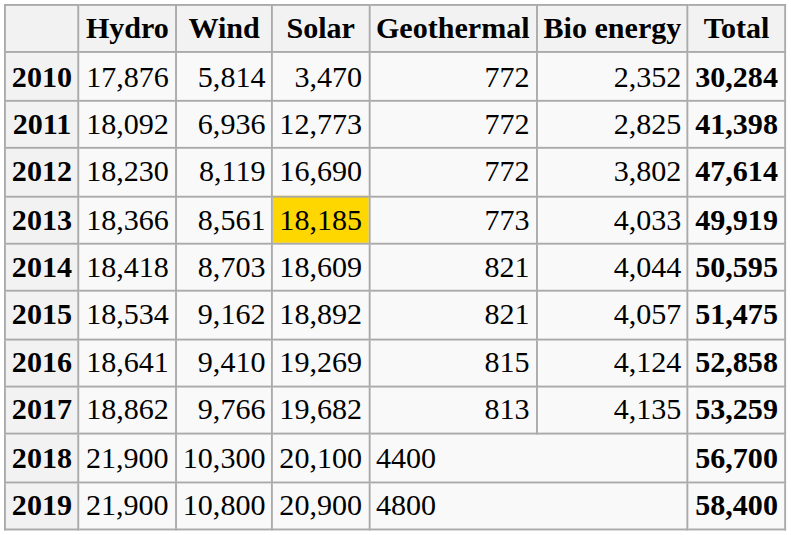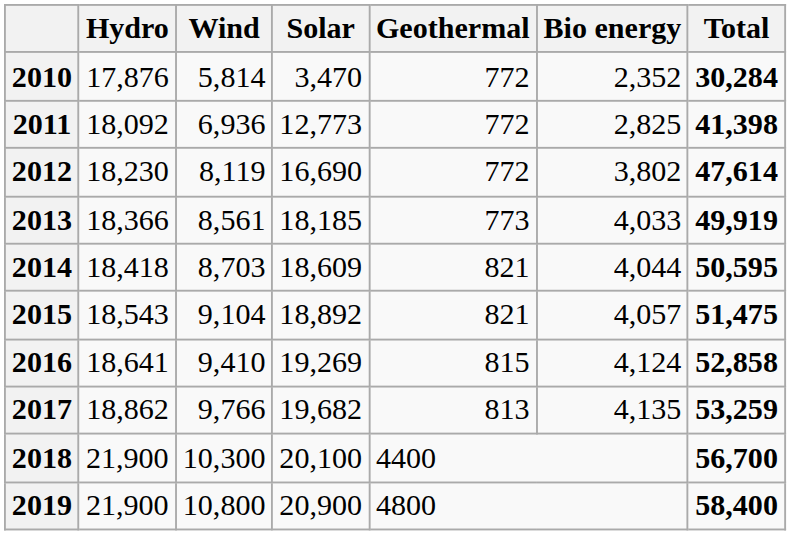(321, 219) gold background -> (321, 219) no background
(128, 314) 18,534 -> (128, 314) 18,543
(232, 314) 9,162 -> (232, 314) 9,104
